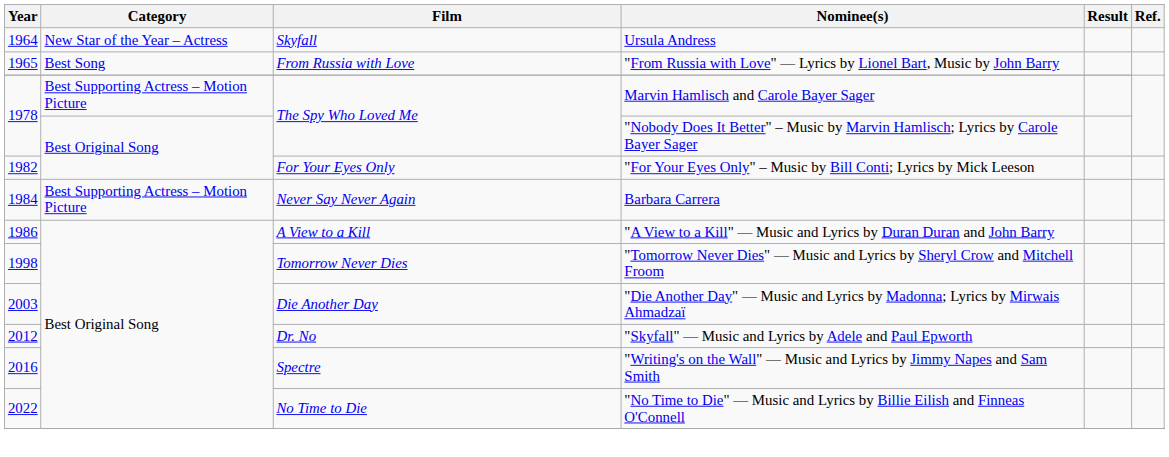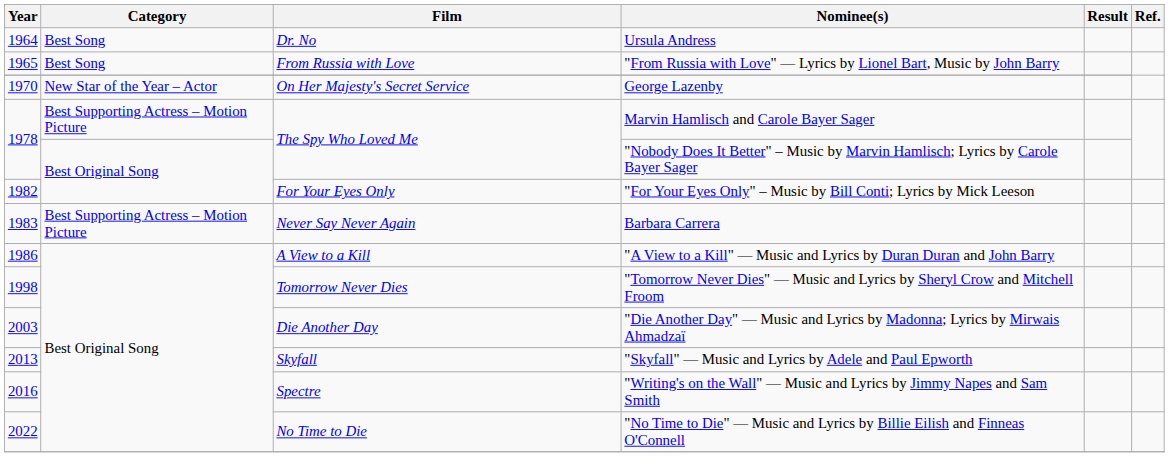(136, 39) New Star of the Year – Actress -> (75, 39) Best Song
(297, 39) Skyfall -> (296, 39) Dr. No
+ row: (674, 87)
(23, 199) 1984 -> (23, 223) 1983
(23, 335) 2012 -> (23, 359) 2013
(296, 335) Dr. No -> (297, 359) Skyfall
